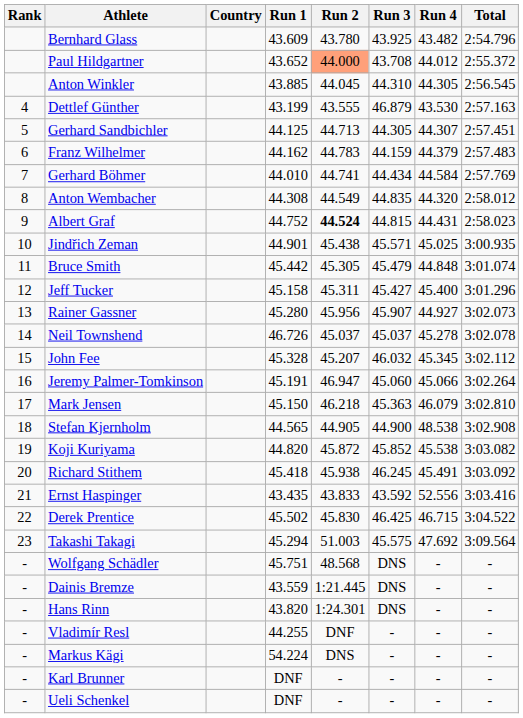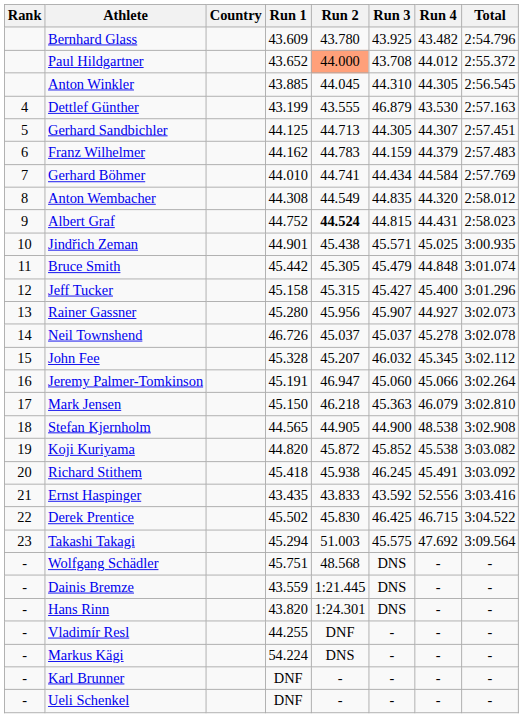(340, 289) 45.311 -> (340, 289) 45.315
